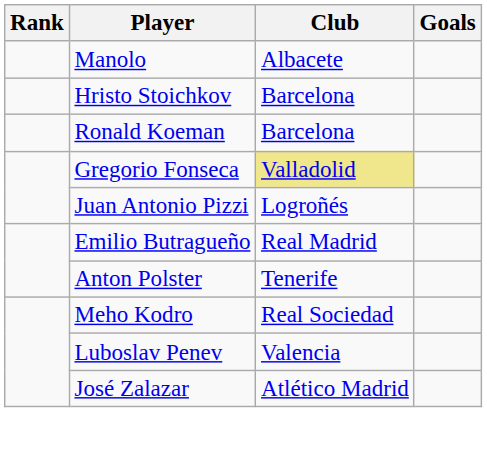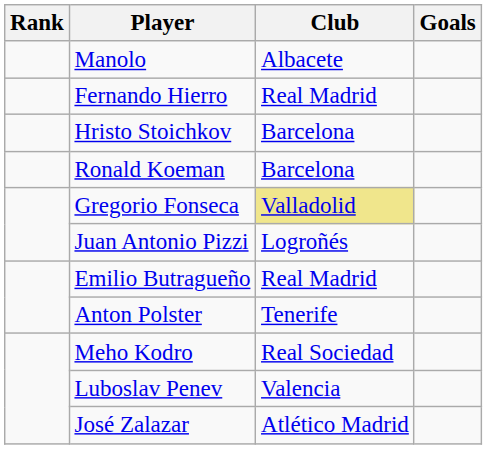+ row: (151, 95)
